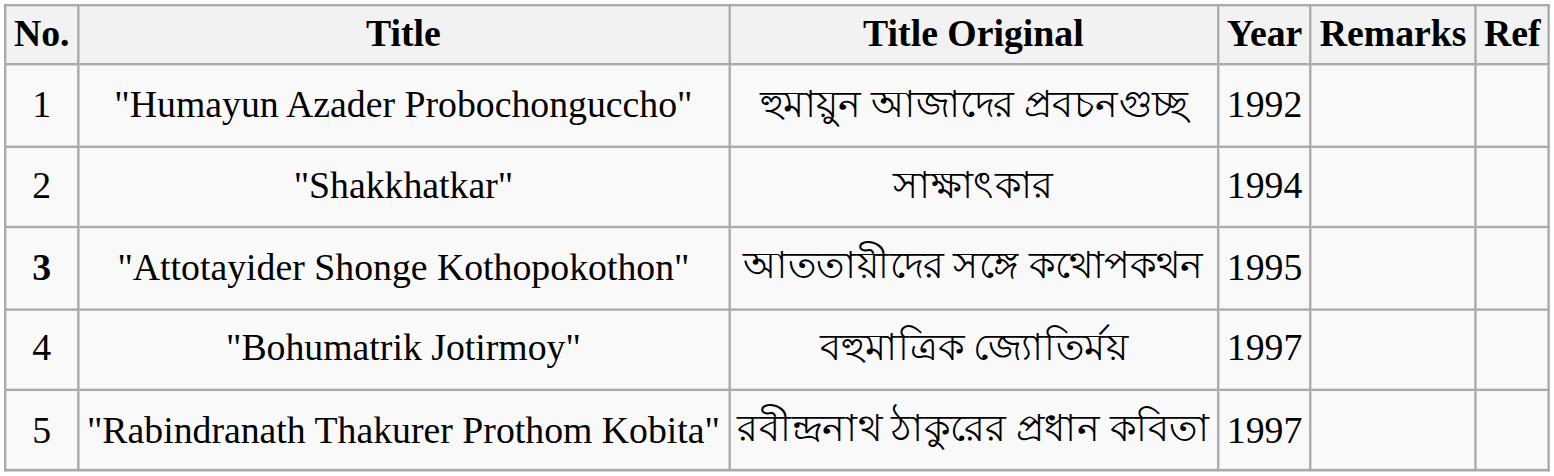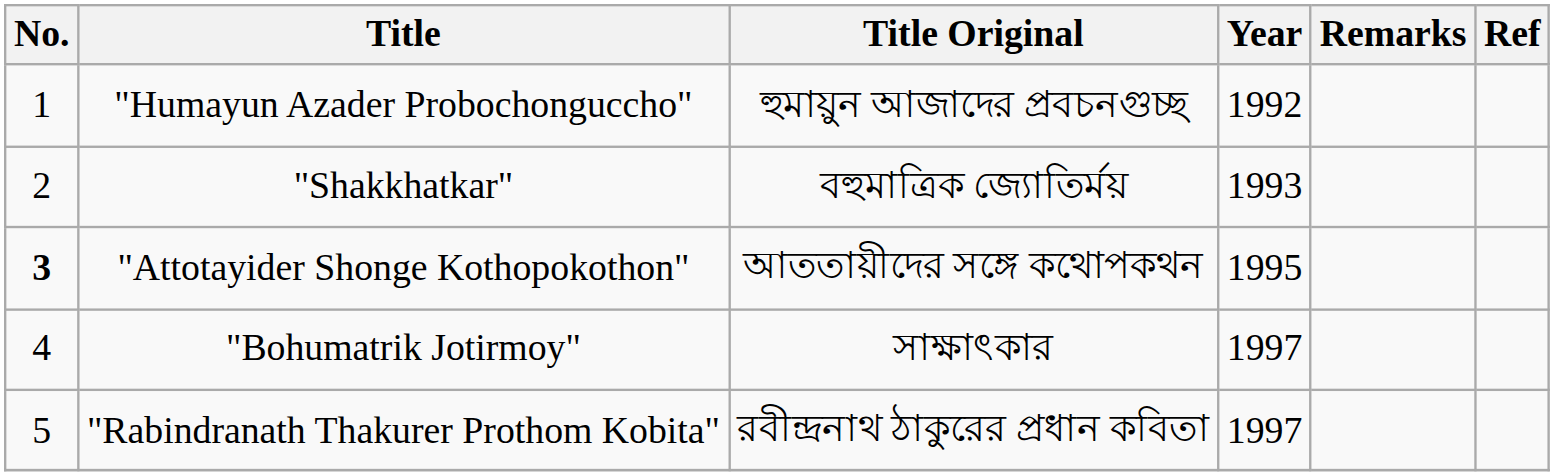(973, 184) সাক্ষাৎকার -> (973, 184) বহুমাত্রিক জ্যোতির্ময়
(1265, 186) 1994 -> (1265, 186) 1993
(973, 347) বহুমাত্রিক জ্যোতির্ময় -> (973, 347) সাক্ষাৎকার
